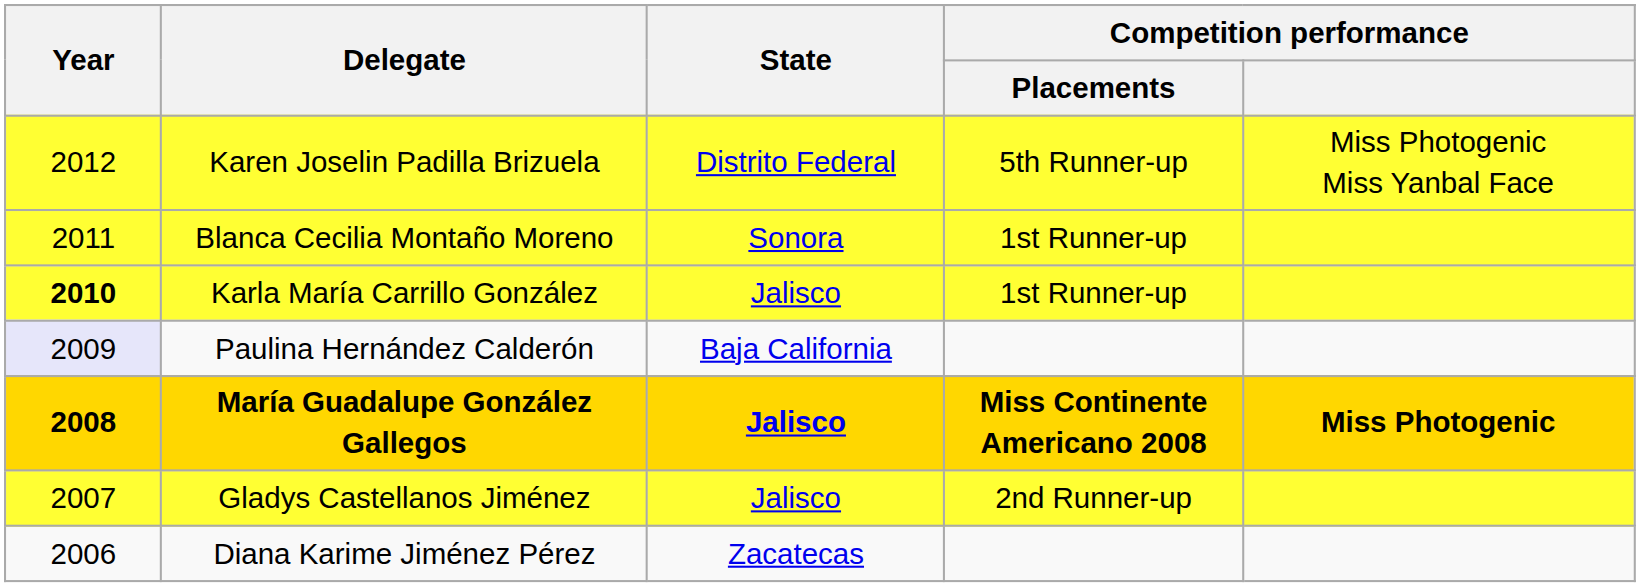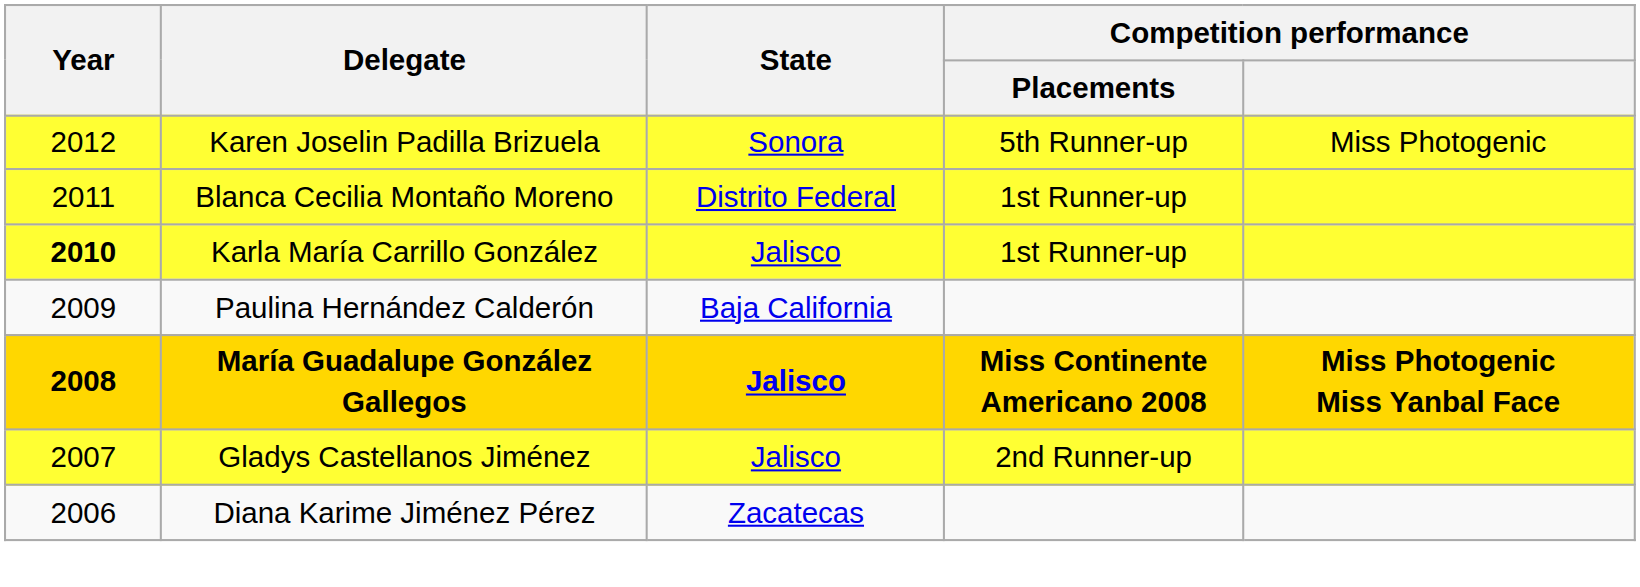(796, 163) Distrito Federal -> (796, 143) Sonora
(1438, 163) Miss Photogenic Miss Yanbal Face -> (1438, 143) Miss Photogenic
(796, 238) Sonora -> (796, 197) Distrito Federal
(83, 348) lavender background -> (83, 307) no background
(1438, 423) Miss Photogenic -> (1438, 382) Miss Photogenic Miss Yanbal Face
